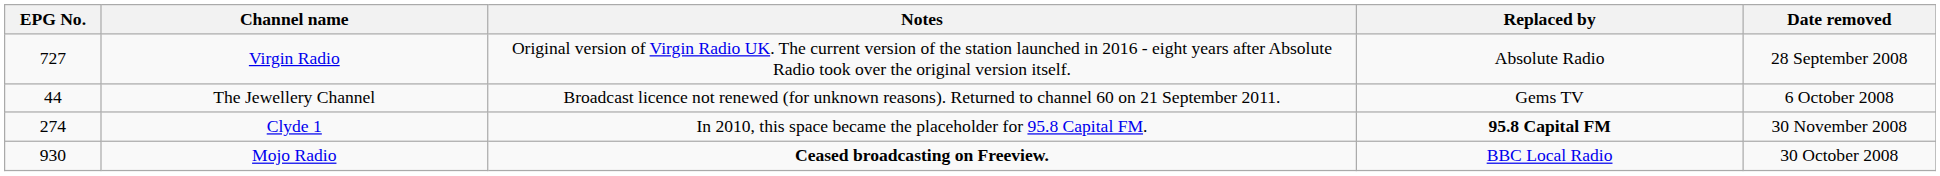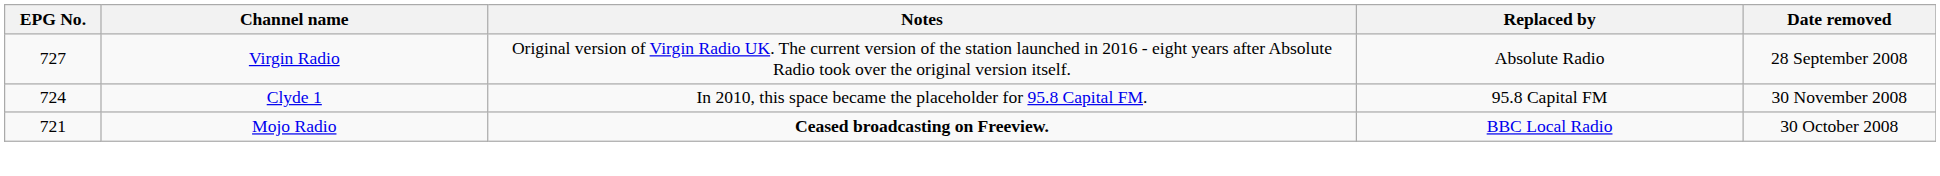- row: (294, 98)
(53, 127) 274 -> (53, 98) 724
(1550, 127) bold -> (1550, 98) normal
(53, 156) 930 -> (53, 127) 721
